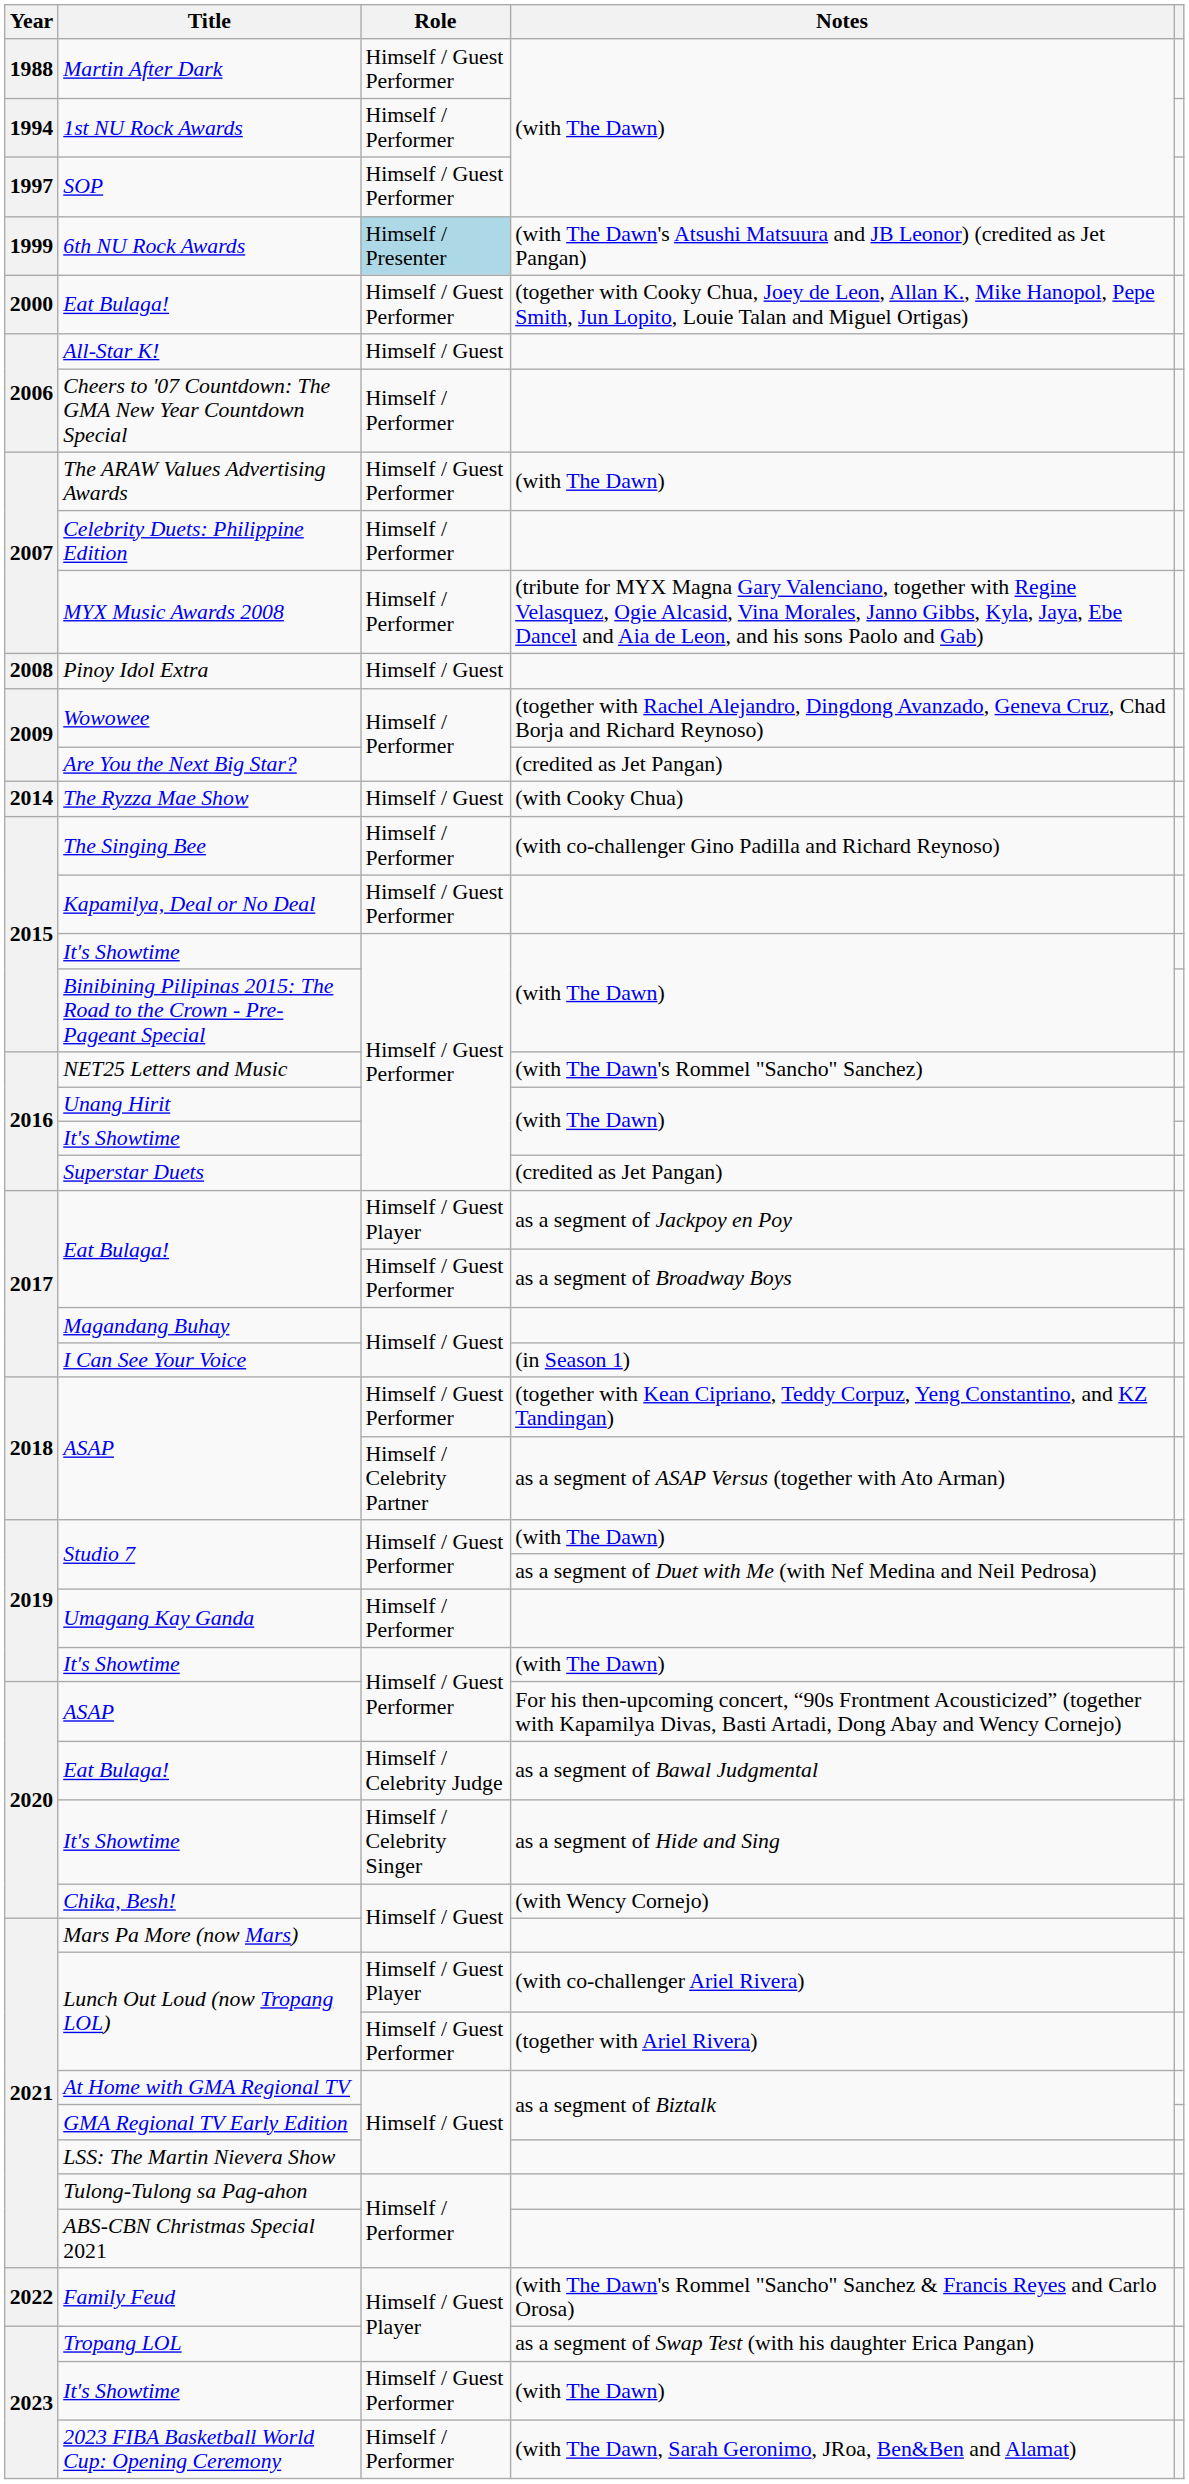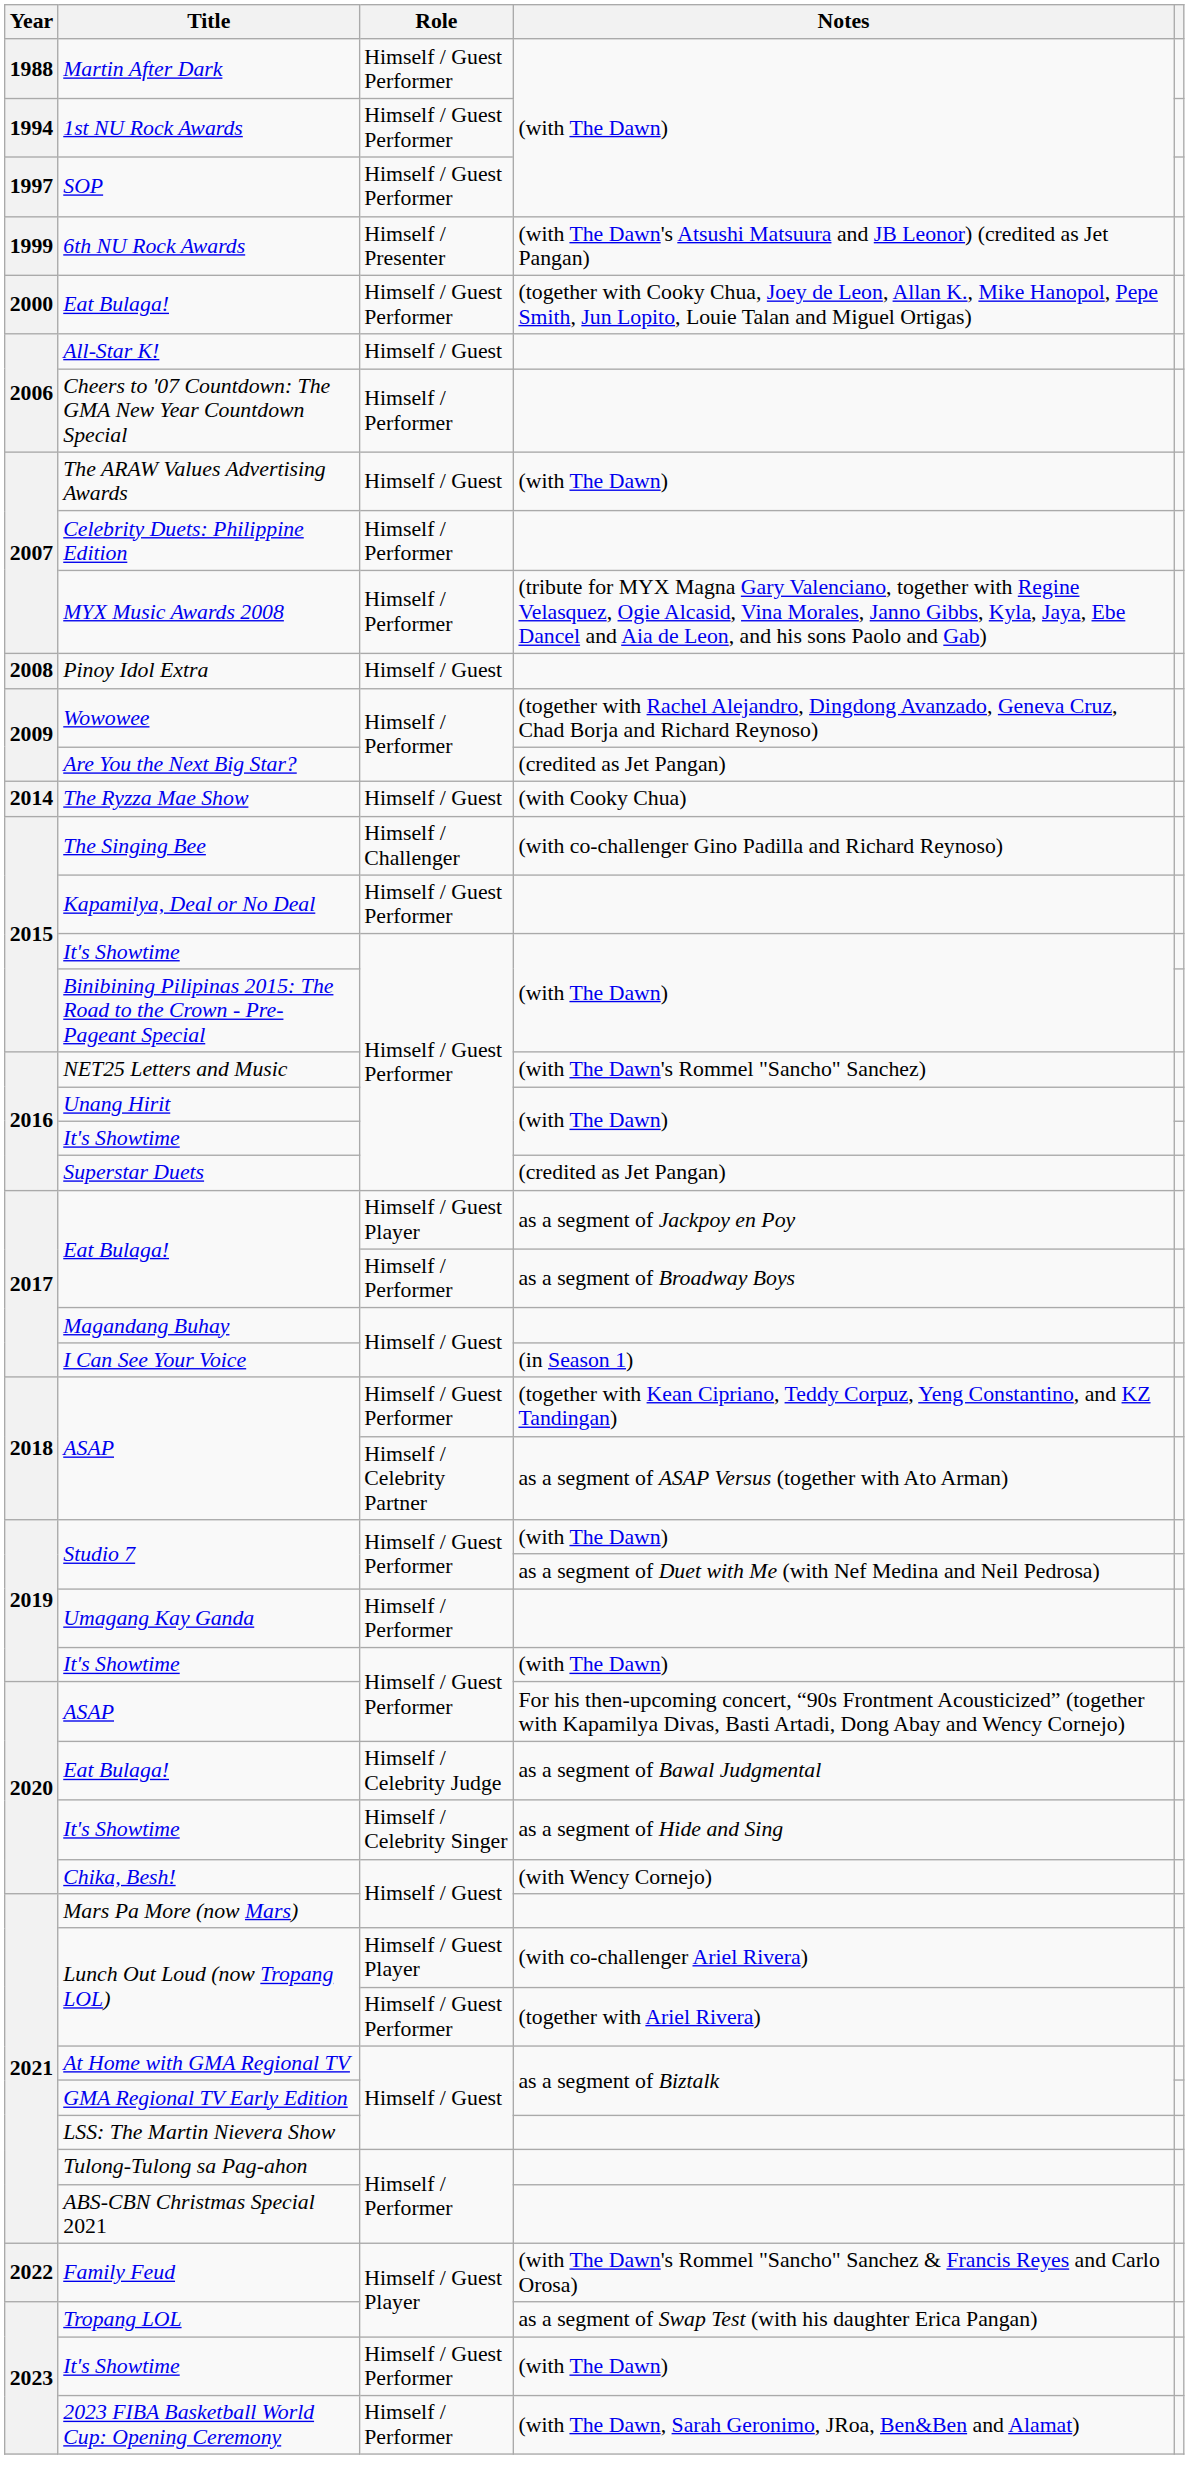(410, 127) Himself / Performer -> (433, 127) Himself / Guest Performer
(406, 245) lightblue background -> (405, 245) no background
(434, 481) Himself / Guest Performer -> (433, 481) Himself / Guest
(410, 845) Himself / Performer -> (412, 845) Himself / Challenger
(434, 1278) Himself / Guest Performer -> (408, 1278) Himself / Performer
